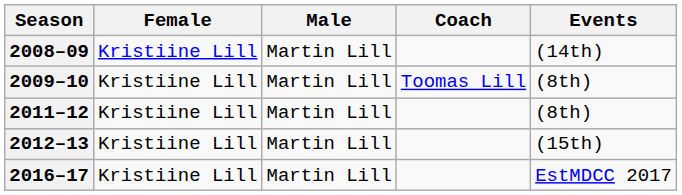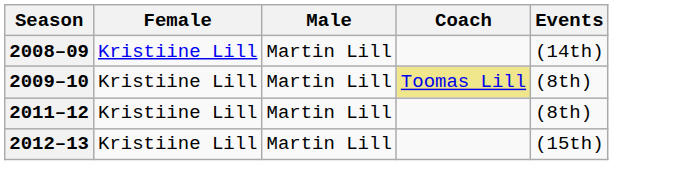(464, 82) no background -> (464, 82) khaki background
- row: (49, 175)
